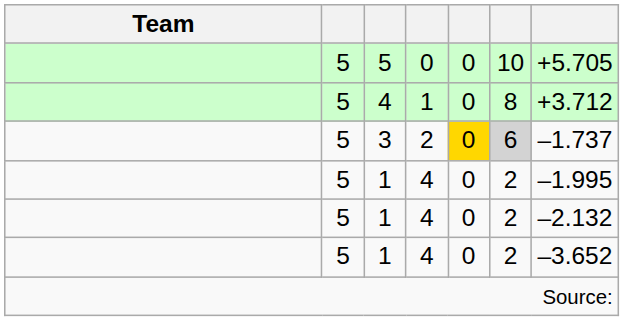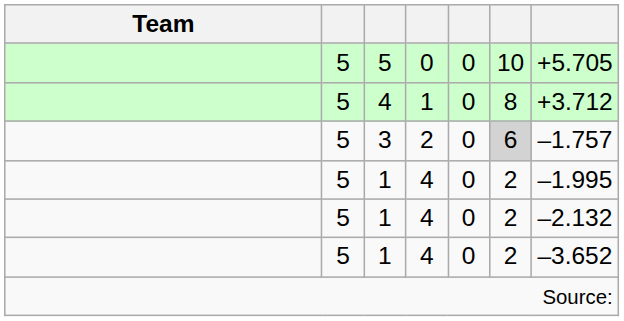(469, 140) gold background -> (469, 140) no background
(575, 140) –1.737 -> (575, 140) –1.757
